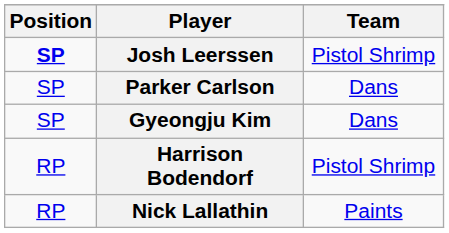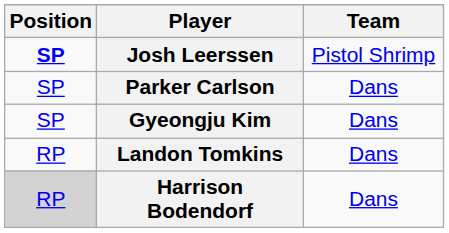+ row: (200, 154)
(51, 165) no background -> (51, 199) lightgrey background
(373, 165) Pistol Shrimp -> (373, 199) Dans
- row: (200, 210)
